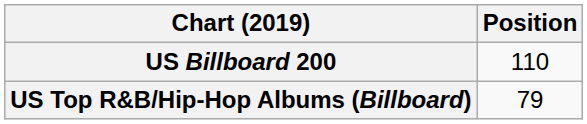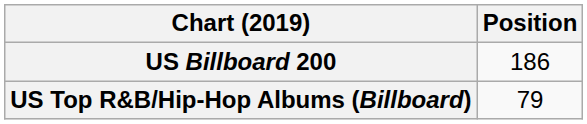(530, 61) 110 -> (530, 61) 186
